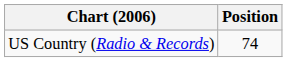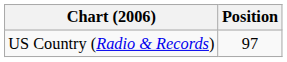(250, 43) 74 -> (250, 43) 97
